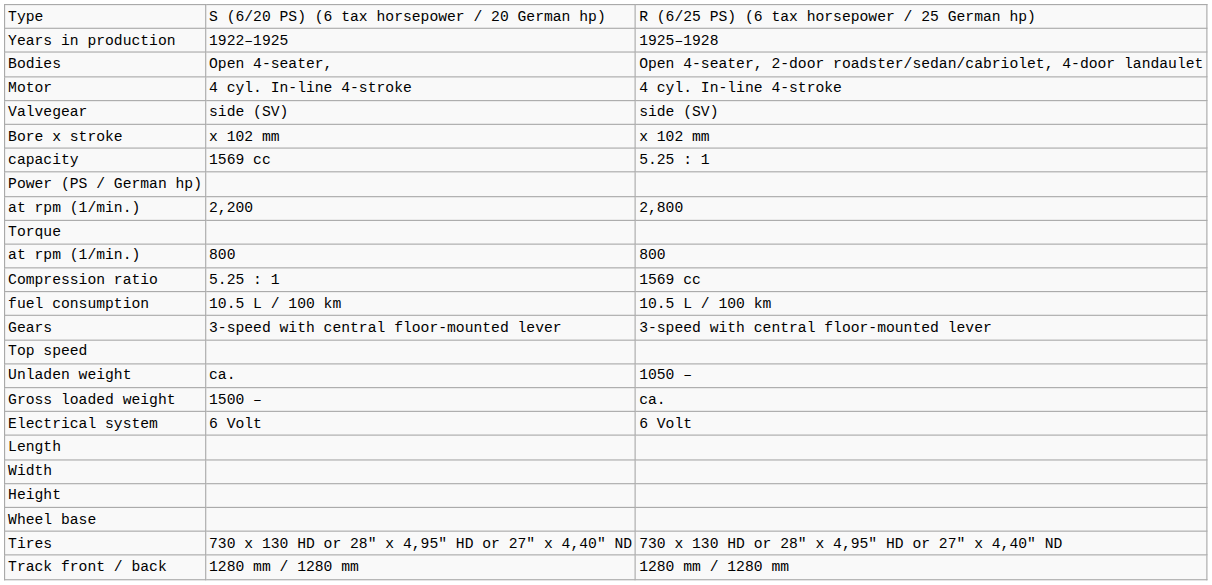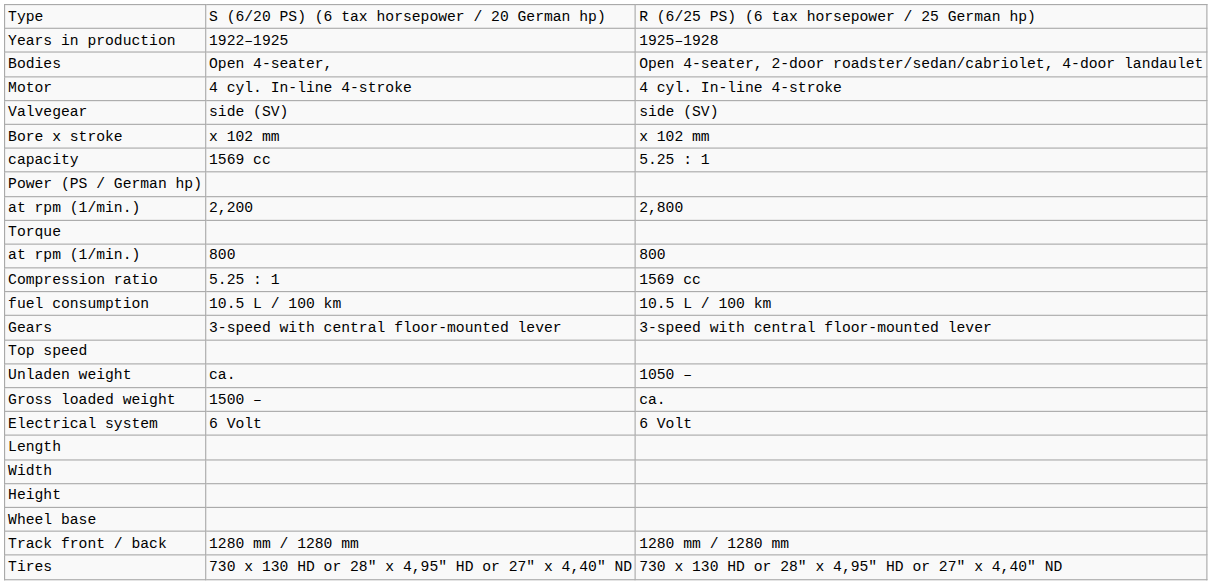rows swapped: (87, 567) <-> (30, 543)
